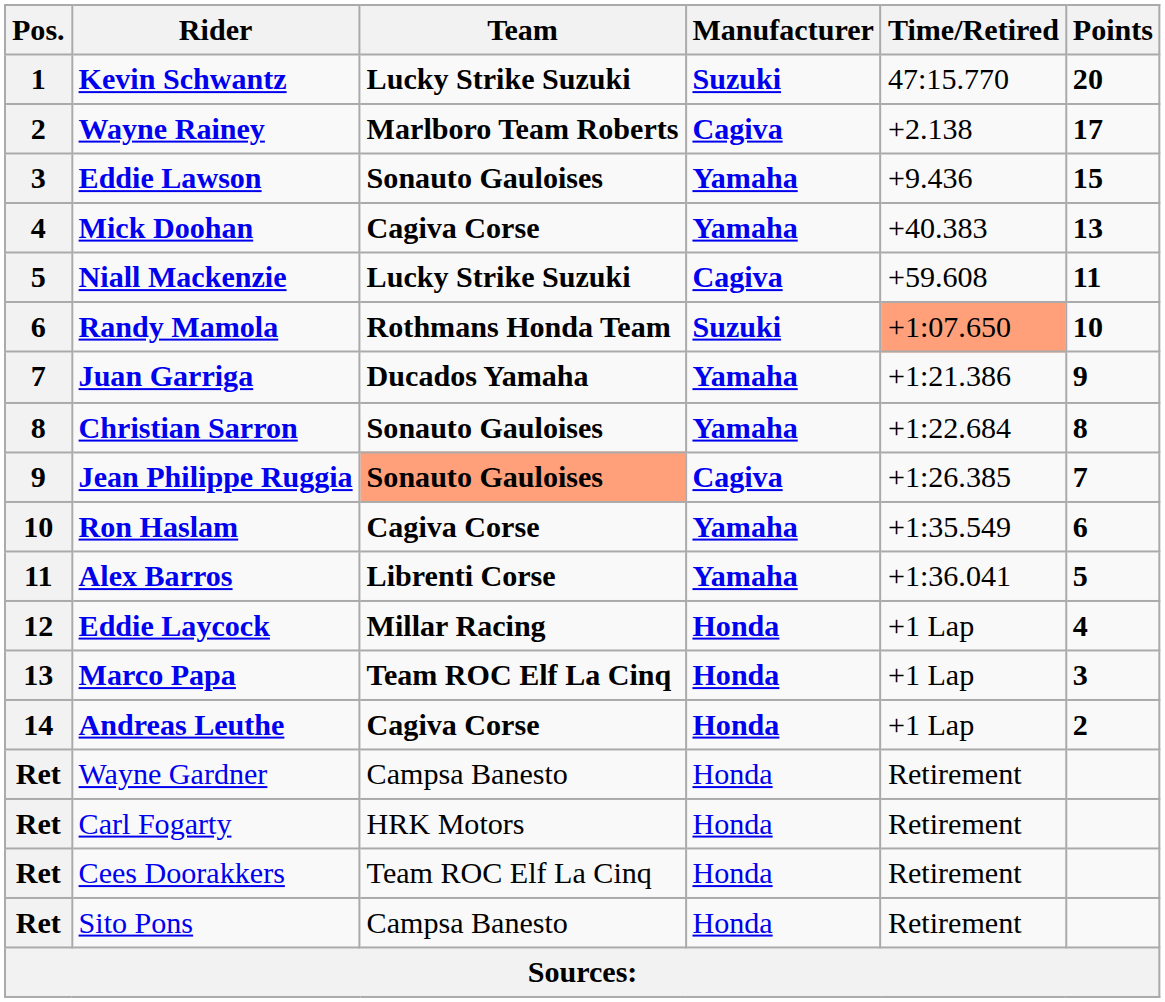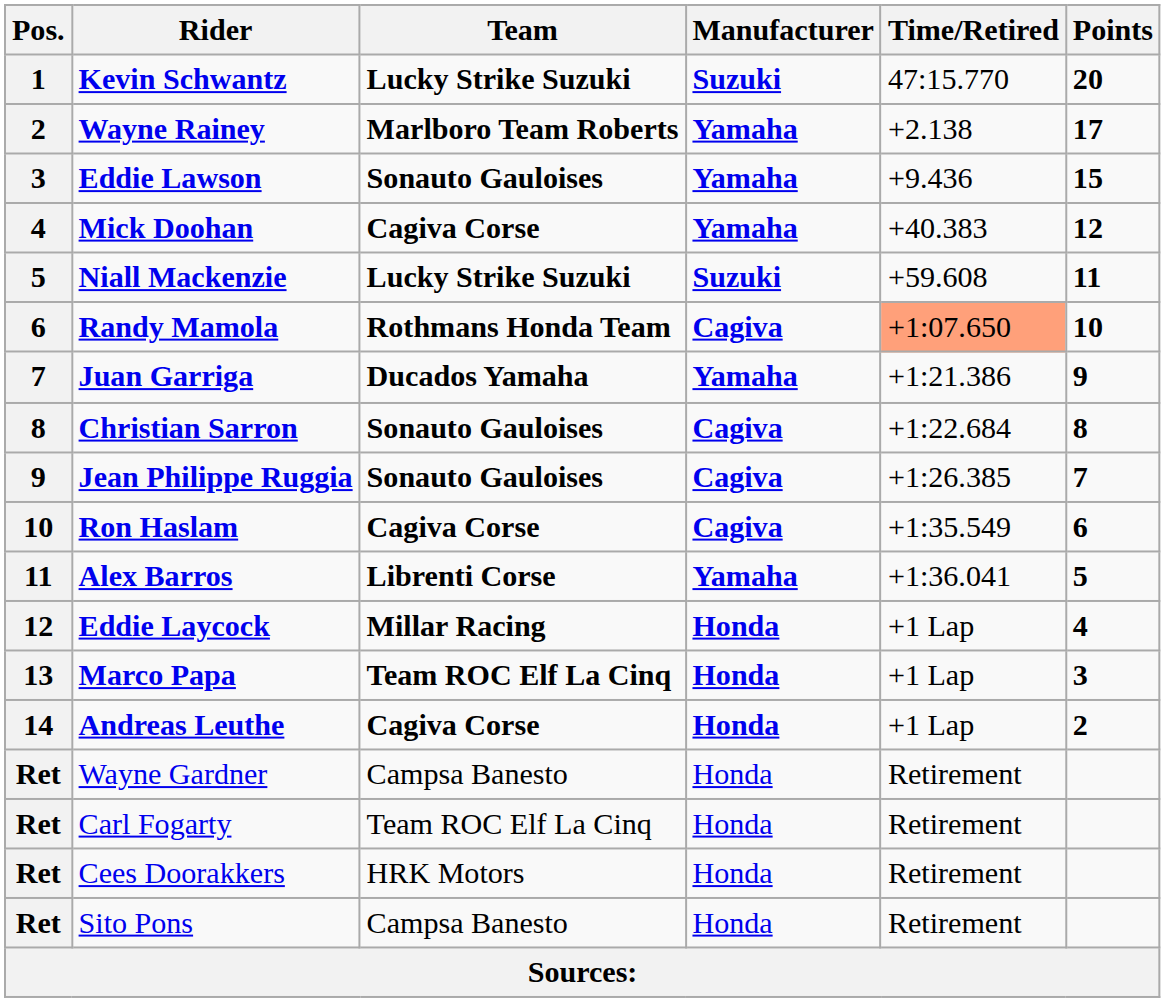(738, 128) Cagiva -> (745, 128) Yamaha
(1088, 227) 13 -> (1088, 227) 12
(738, 277) Cagiva -> (737, 277) Suzuki
(737, 327) Suzuki -> (738, 327) Cagiva
(745, 426) Yamaha -> (738, 426) Cagiva
(485, 476) lightsalmon background -> (485, 476) no background
(745, 525) Yamaha -> (738, 525) Cagiva
(446, 823) HRK Motors -> (509, 823) Team ROC Elf La Cinq
(509, 873) Team ROC Elf La Cinq -> (446, 873) HRK Motors
